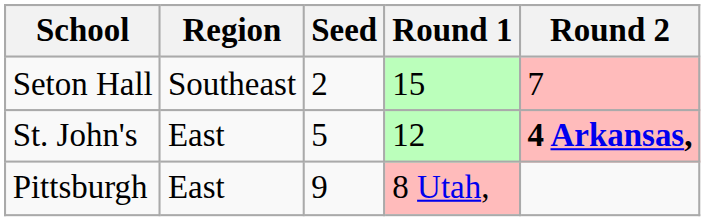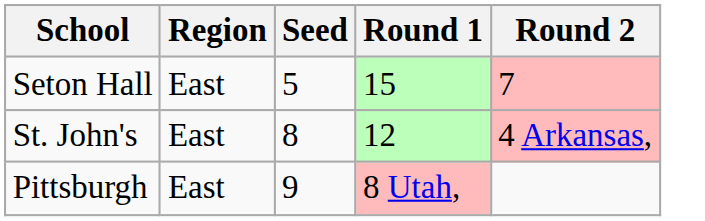(232, 82) Southeast -> (196, 82) East
(320, 82) 2 -> (290, 82) 5
(320, 135) 5 -> (290, 135) 8
(610, 135) bold -> (575, 135) normal
